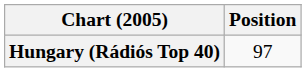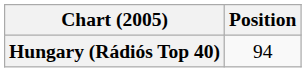(263, 50) 97 -> (263, 50) 94
